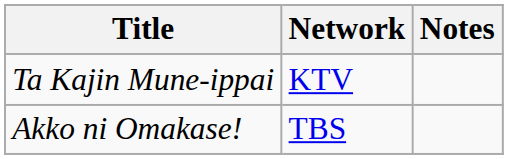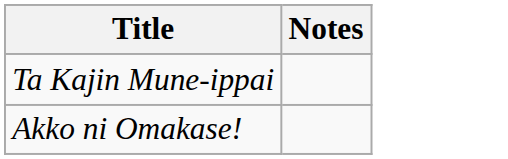- column: (347, 29)
